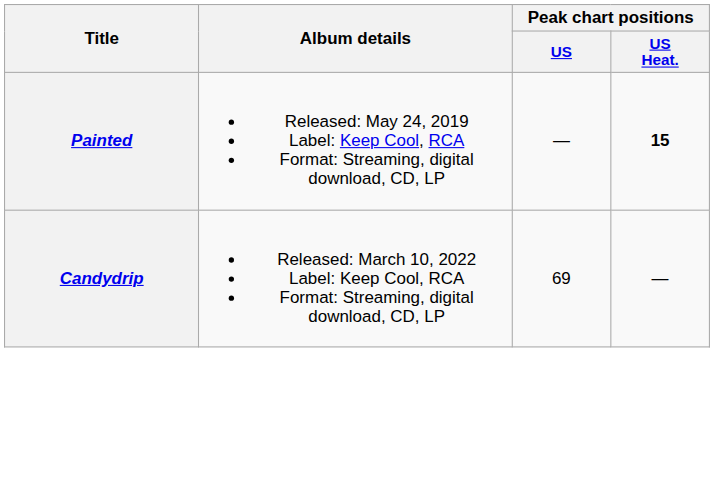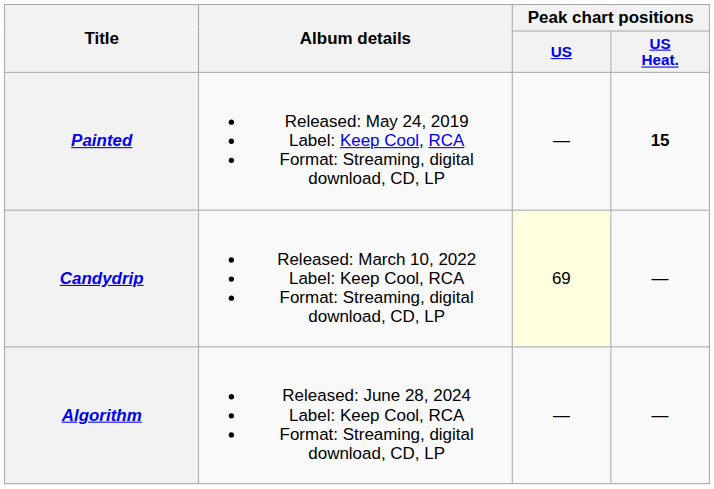(561, 278) no background -> (561, 278) lightyellow background
+ row: (102, 415)
